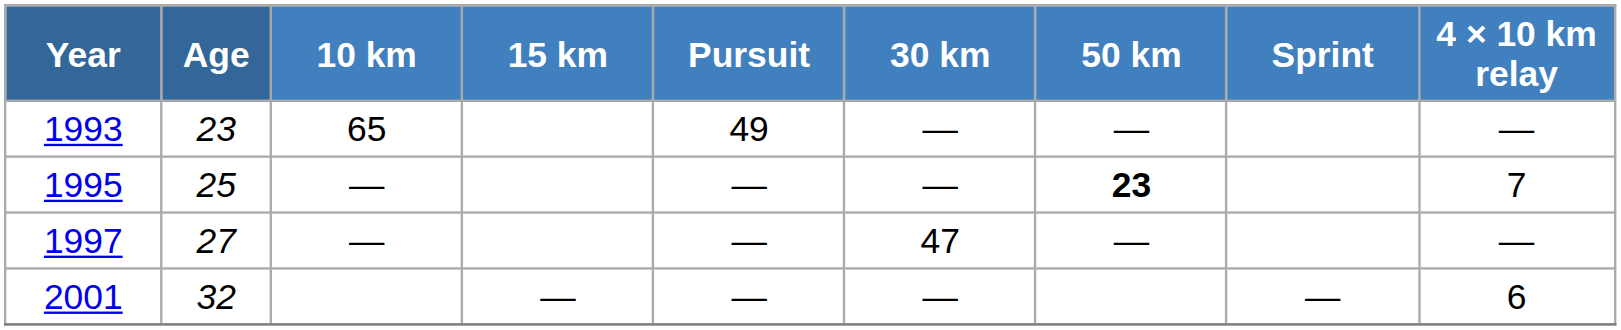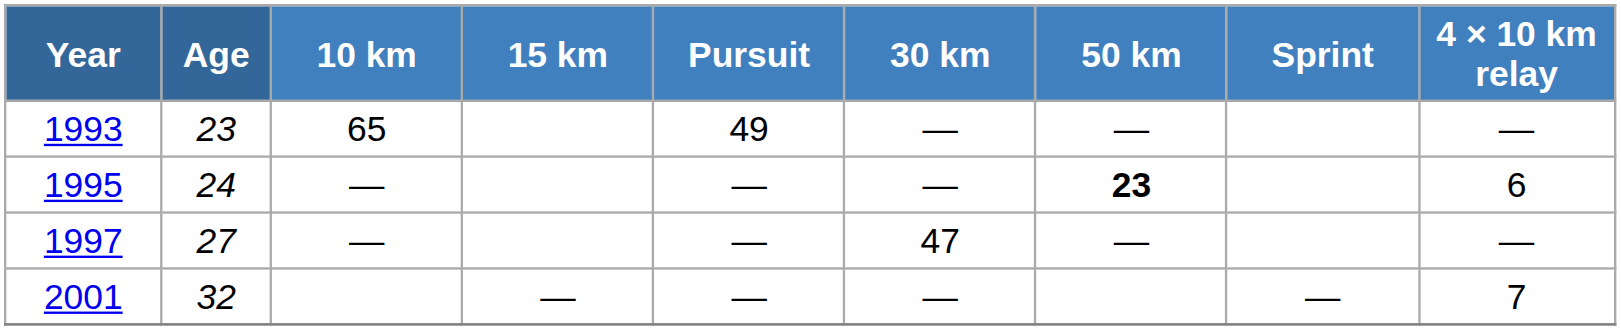(216, 185) 25 -> (216, 185) 24
(1517, 185) 7 -> (1517, 185) 6
(1517, 297) 6 -> (1517, 297) 7
